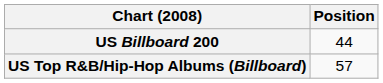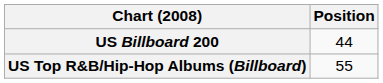(344, 66) 57 -> (344, 66) 55
